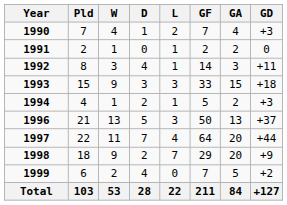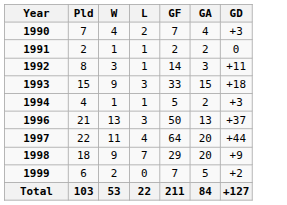- column: (144, 13)
